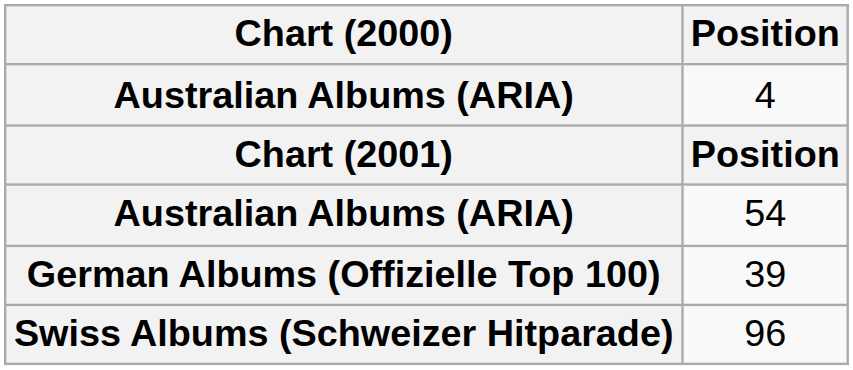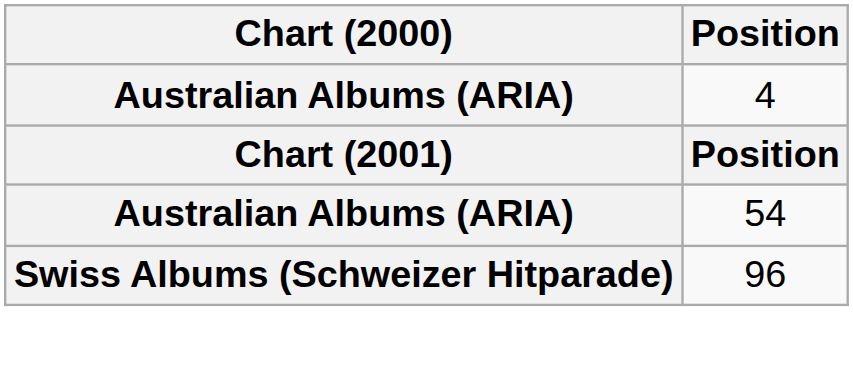- row: (765, 273)
